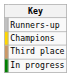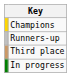rows swapped: (33, 38) <-> (35, 25)
